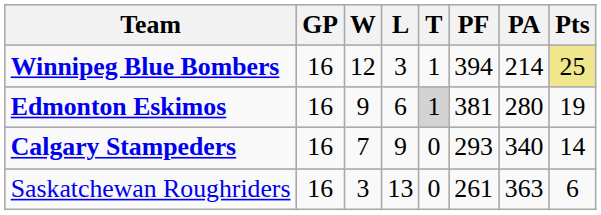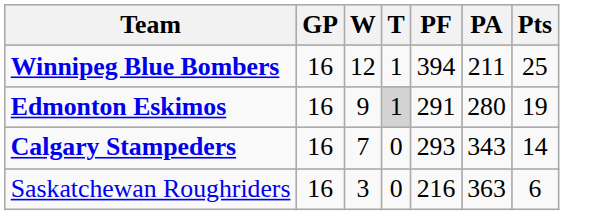- column: (400, 24)
(524, 65) 214 -> (486, 65) 211
(572, 65) khaki background -> (535, 65) no background
(474, 106) 381 -> (436, 106) 291
(524, 147) 340 -> (486, 147) 343
(474, 188) 261 -> (436, 188) 216
